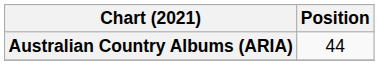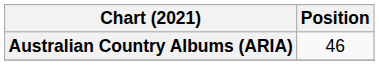(335, 45) 44 -> (335, 45) 46
